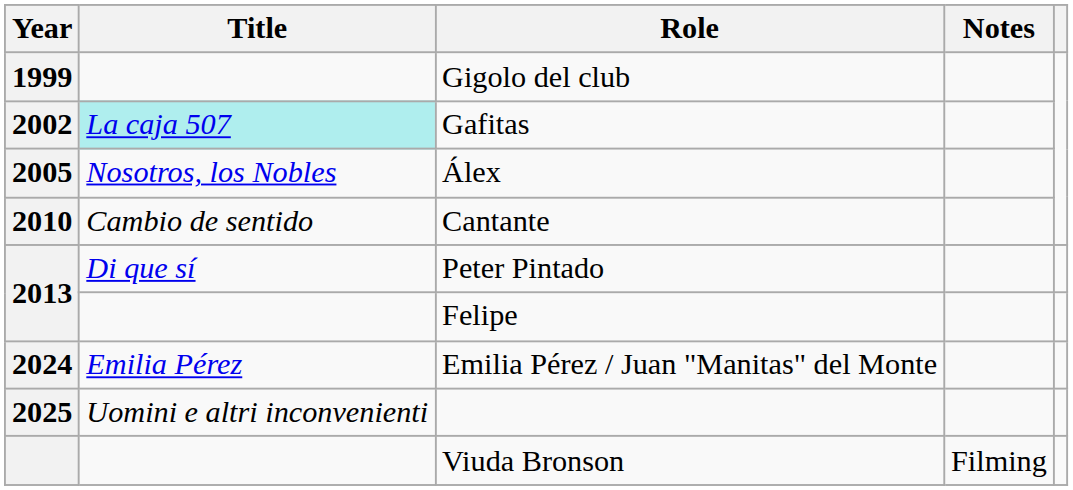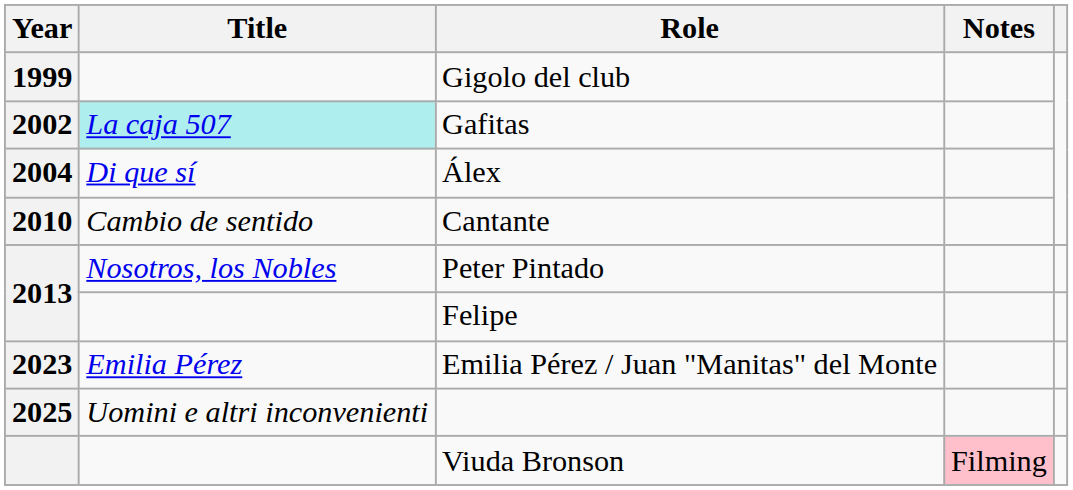(42, 172) 2005 -> (42, 172) 2004
(211, 172) Nosotros, los Nobles -> (141, 172) Di que sí
(141, 268) Di que sí -> (211, 268) Nosotros, los Nobles
(42, 364) 2024 -> (42, 364) 2023
(999, 460) no background -> (999, 460) pink background
